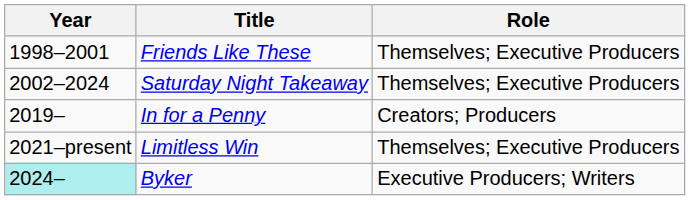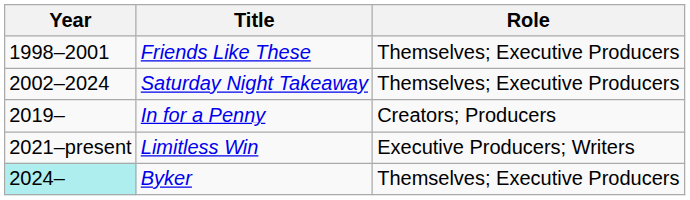(528, 147) Themselves; Executive Producers -> (506, 147) Executive Producers; Writers
(506, 178) Executive Producers; Writers -> (528, 178) Themselves; Executive Producers
